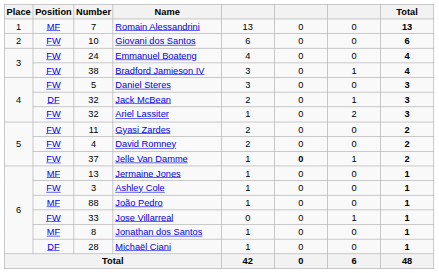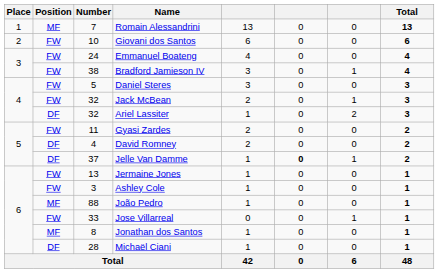(53, 100) DF -> (53, 100) FW
(53, 115) FW -> (53, 115) DF
(53, 144) FW -> (53, 144) DF
(53, 159) FW -> (53, 159) DF
(53, 173) MF -> (53, 173) FW
